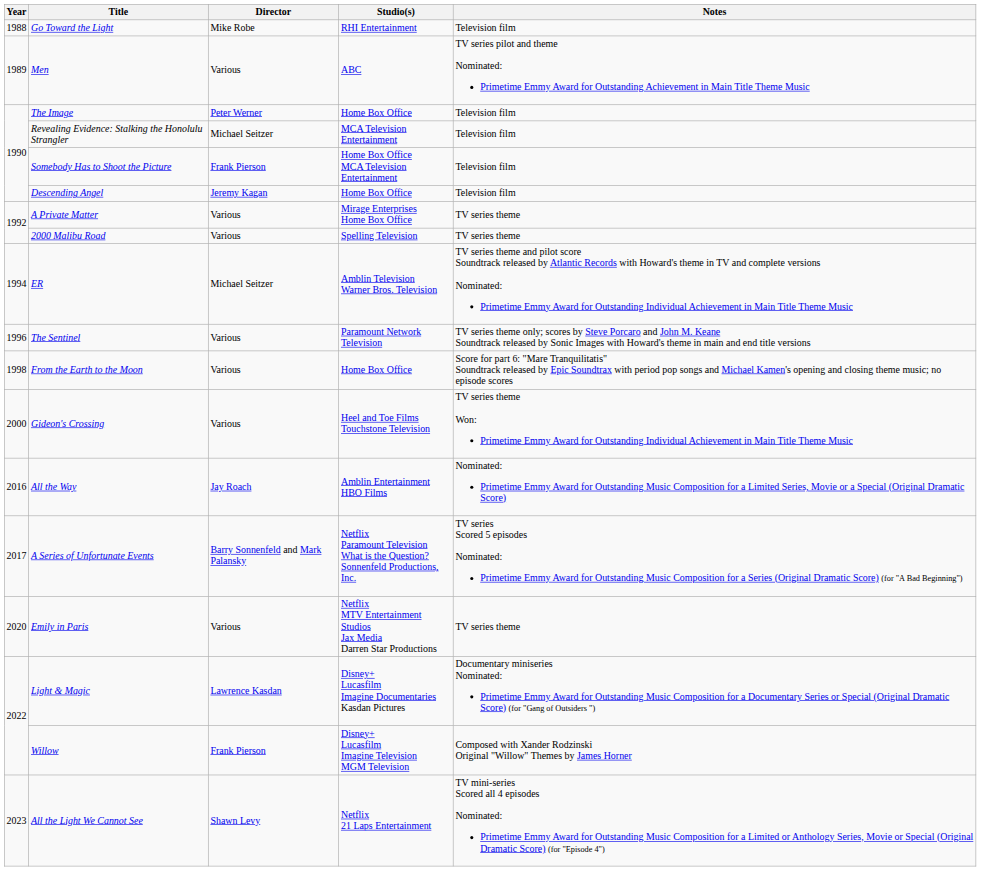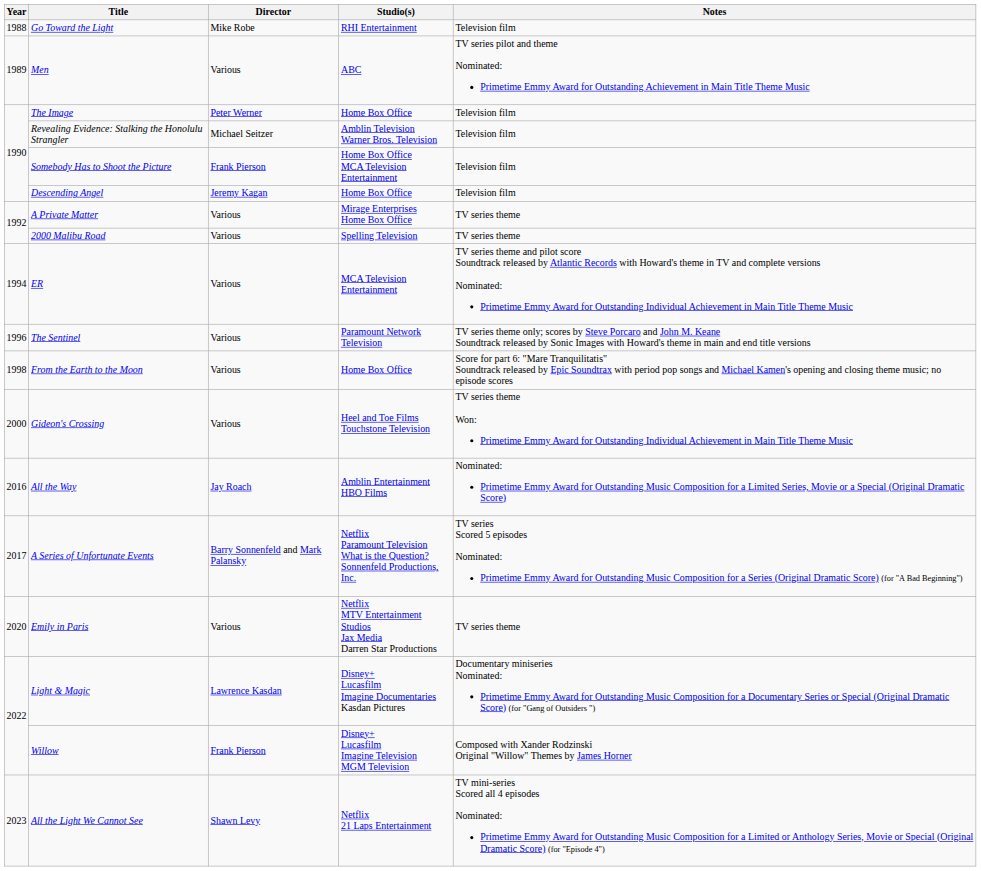(374, 134) MCA Television Entertainment -> (389, 134) Amblin Television Warner Bros. Television
(242, 284) Michael Seitzer -> (226, 284) Various
(389, 284) Amblin Television Warner Bros. Television -> (374, 284) MCA Television Entertainment
